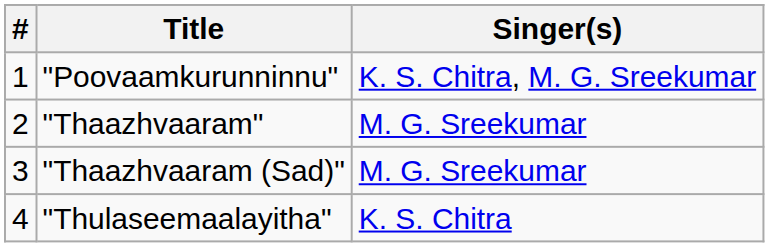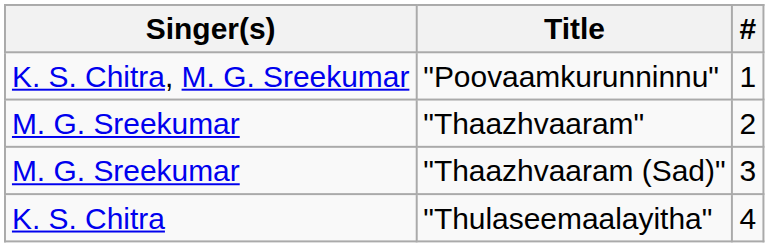columns swapped: (20, 29) <-> (557, 29)
